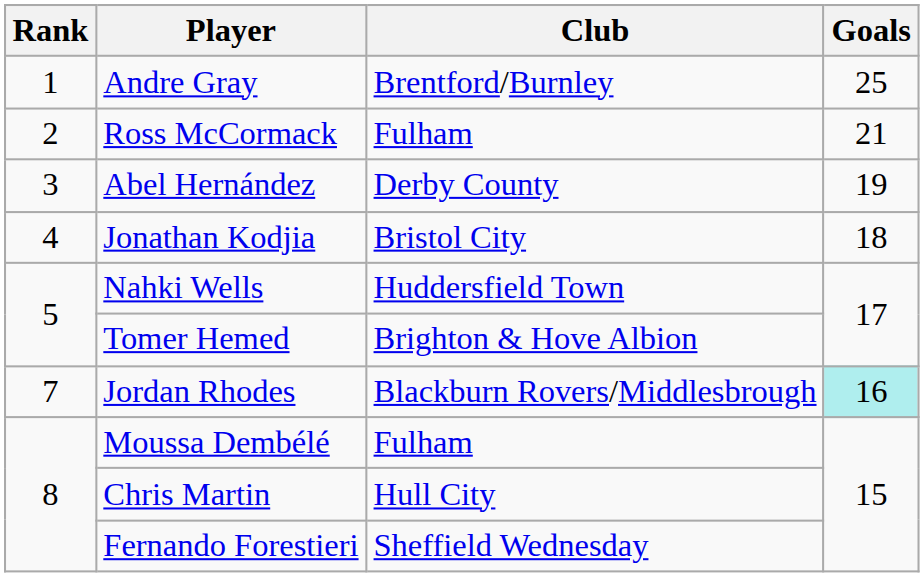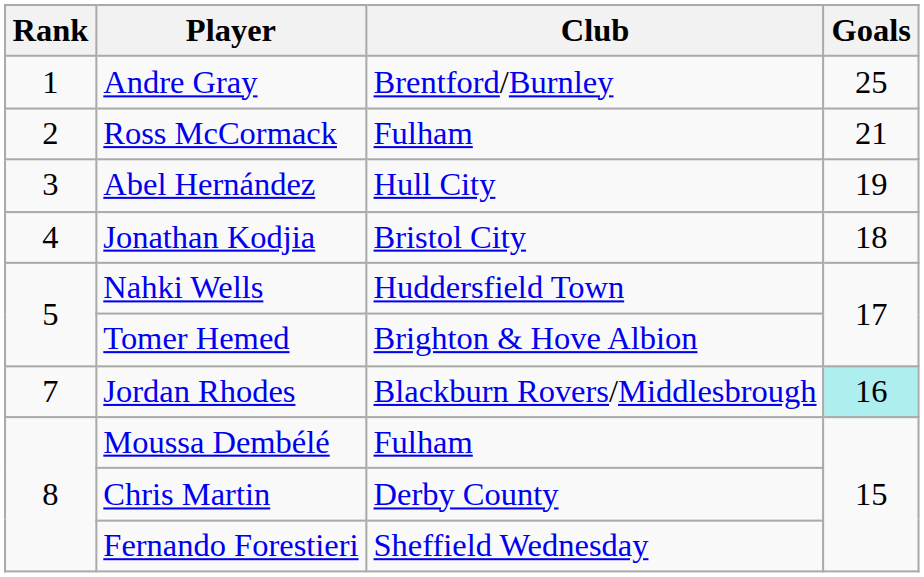(466, 184) Derby County -> (434, 184) Hull City
(434, 493) Hull City -> (466, 493) Derby County
